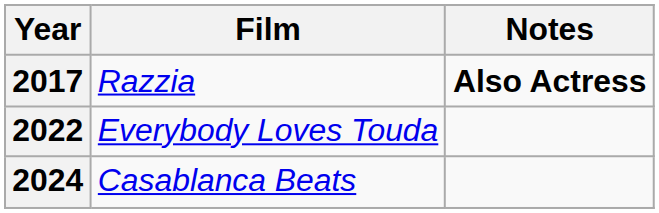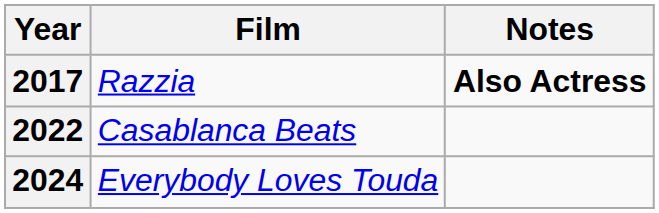(268, 130) Everybody Loves Touda -> (227, 130) Casablanca Beats
(227, 181) Casablanca Beats -> (268, 181) Everybody Loves Touda
